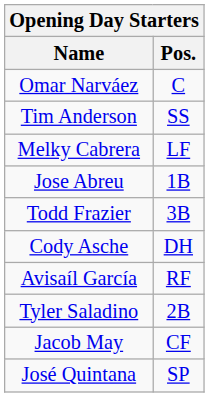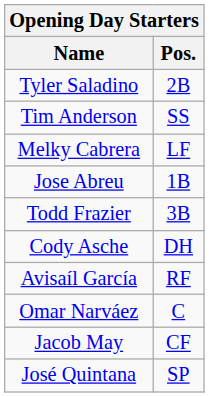rows swapped: (79, 310) <-> (79, 85)
